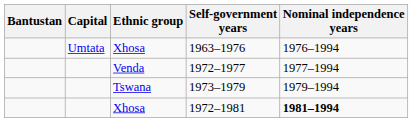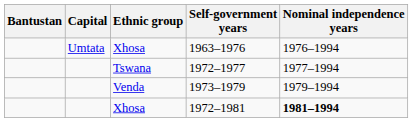(129, 68) Venda -> (132, 68) Tswana
(132, 87) Tswana -> (129, 87) Venda
